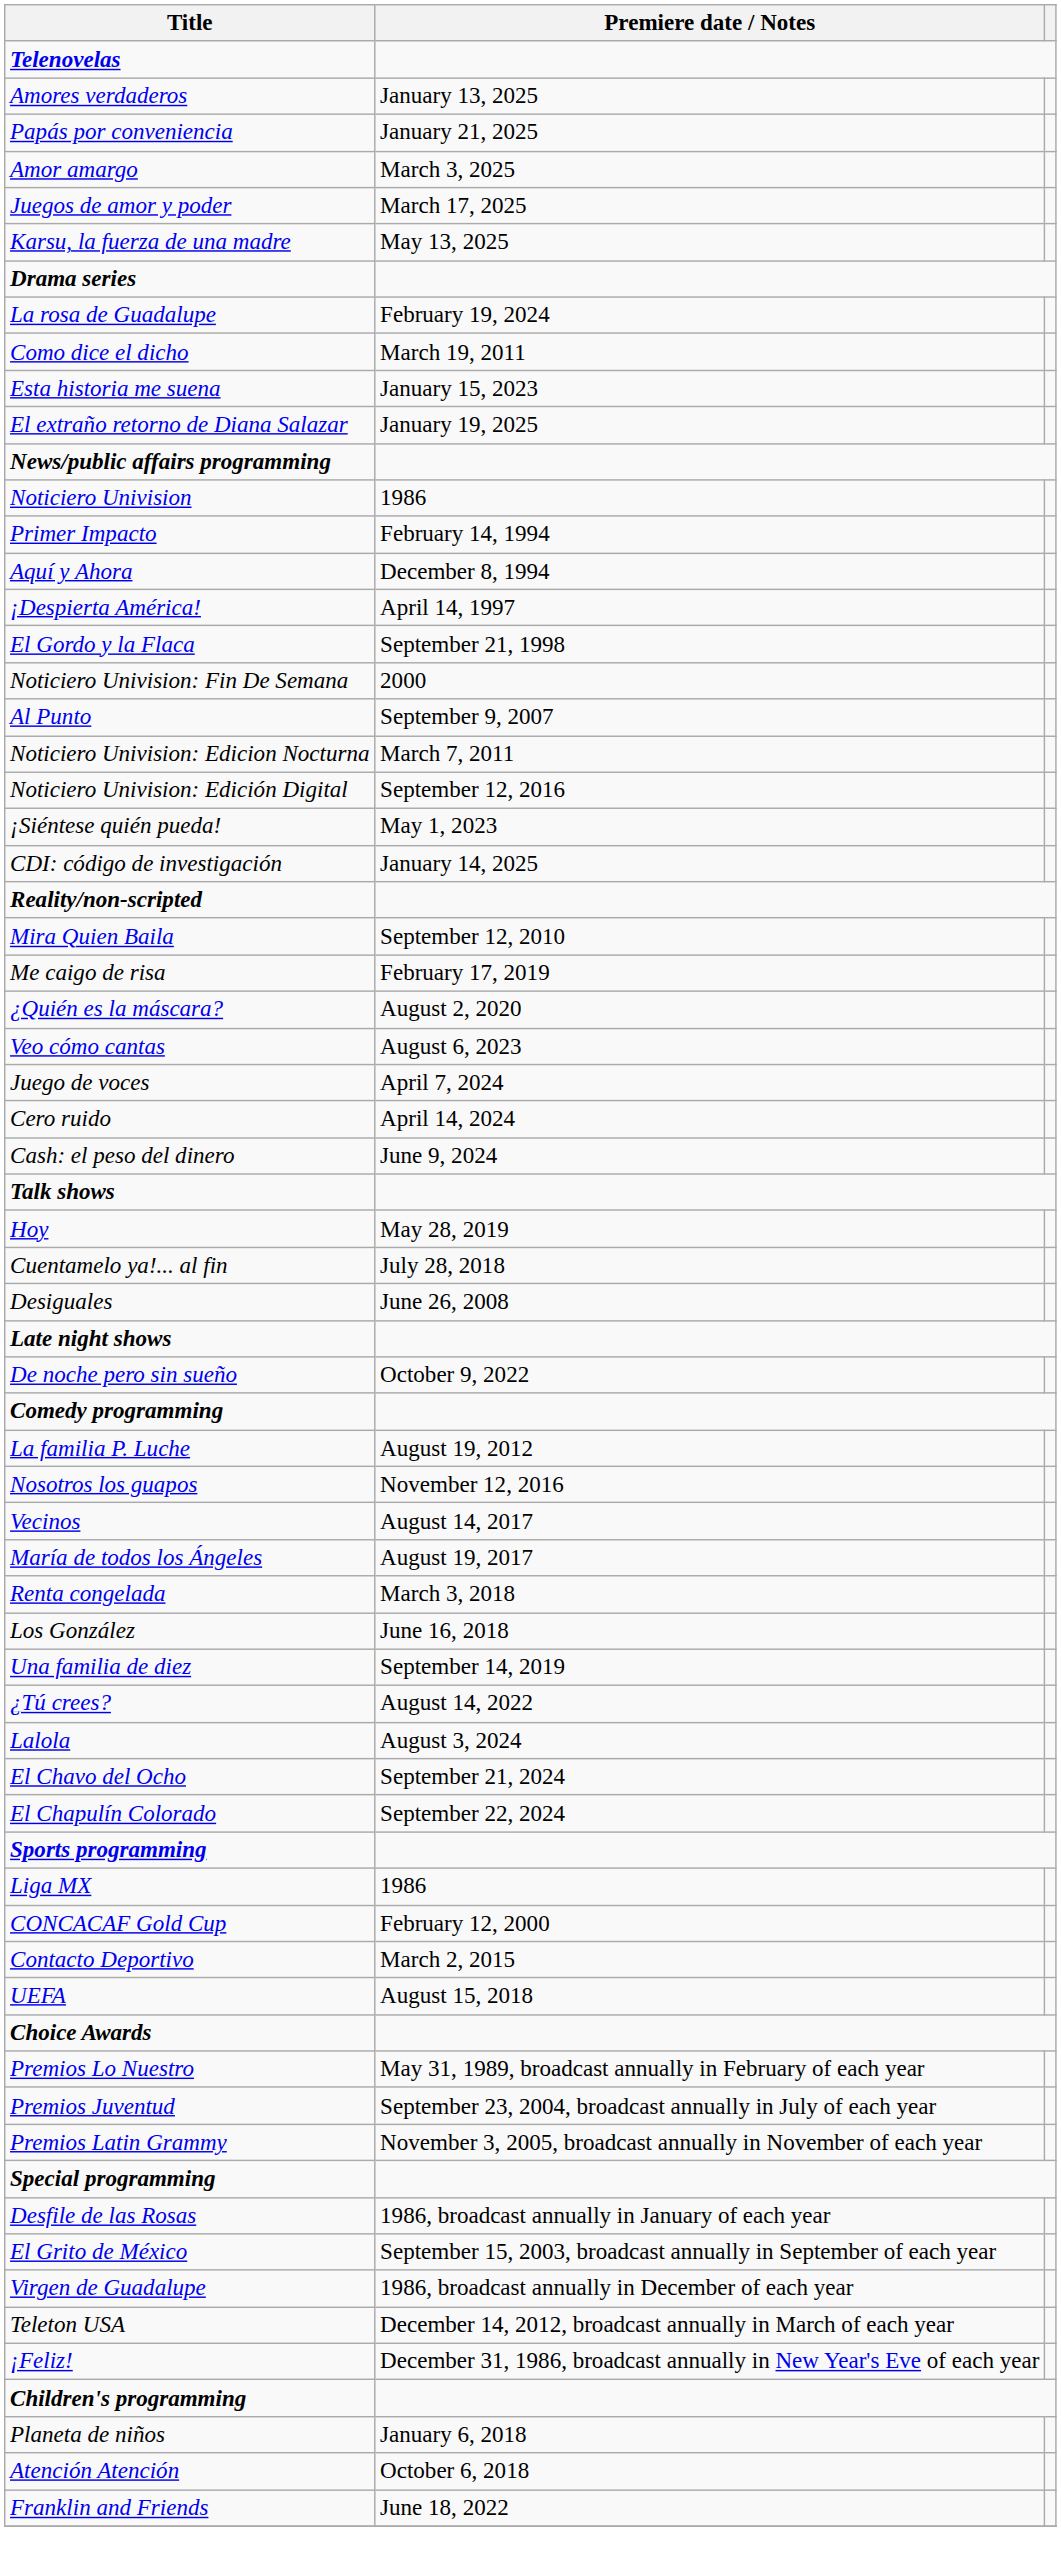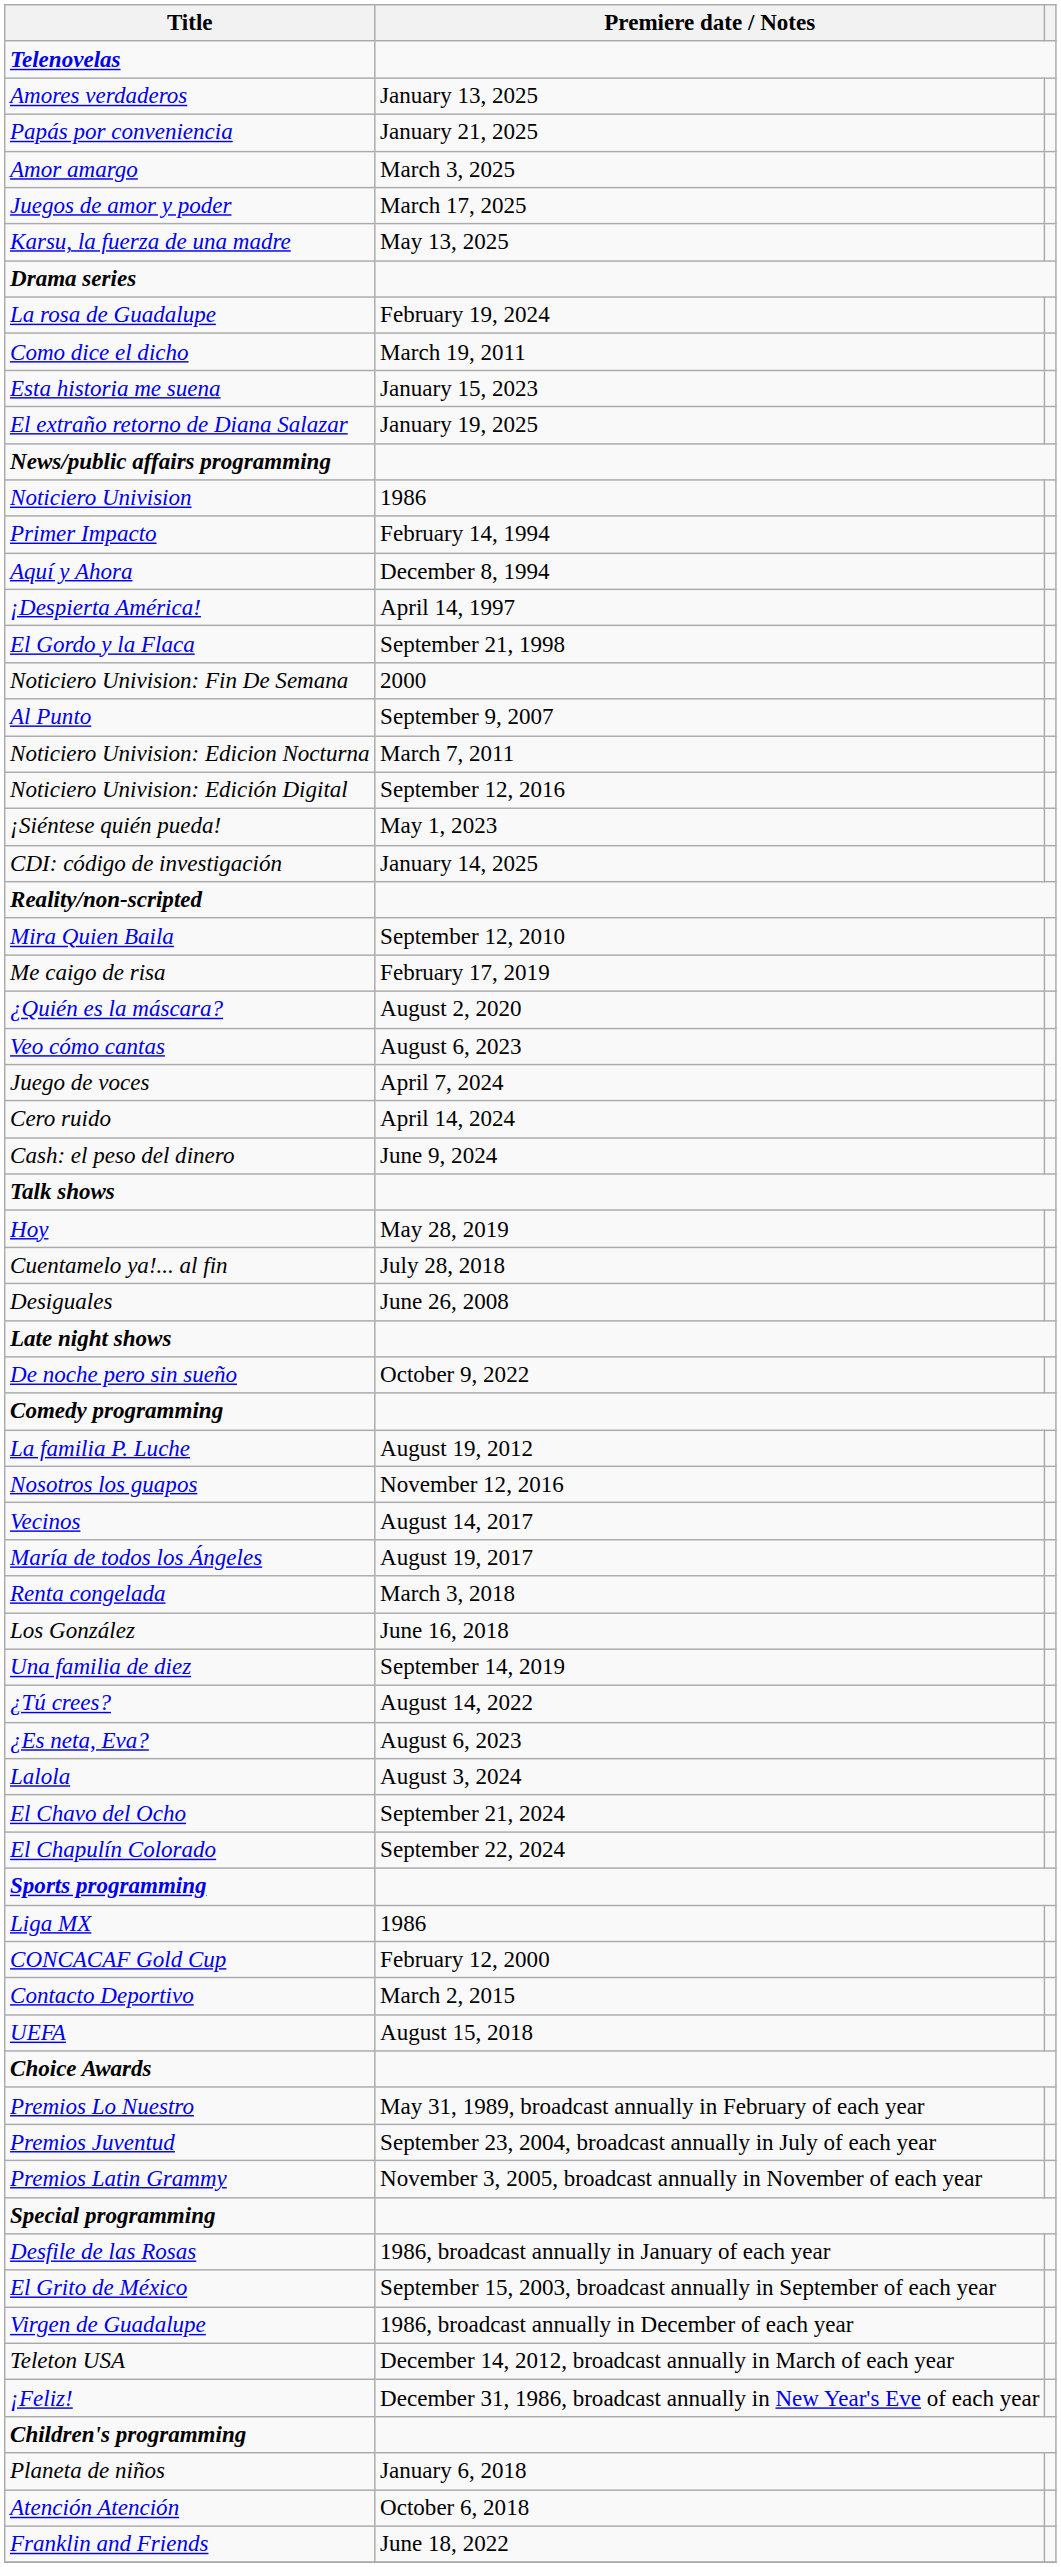+ row: (79, 1740)
